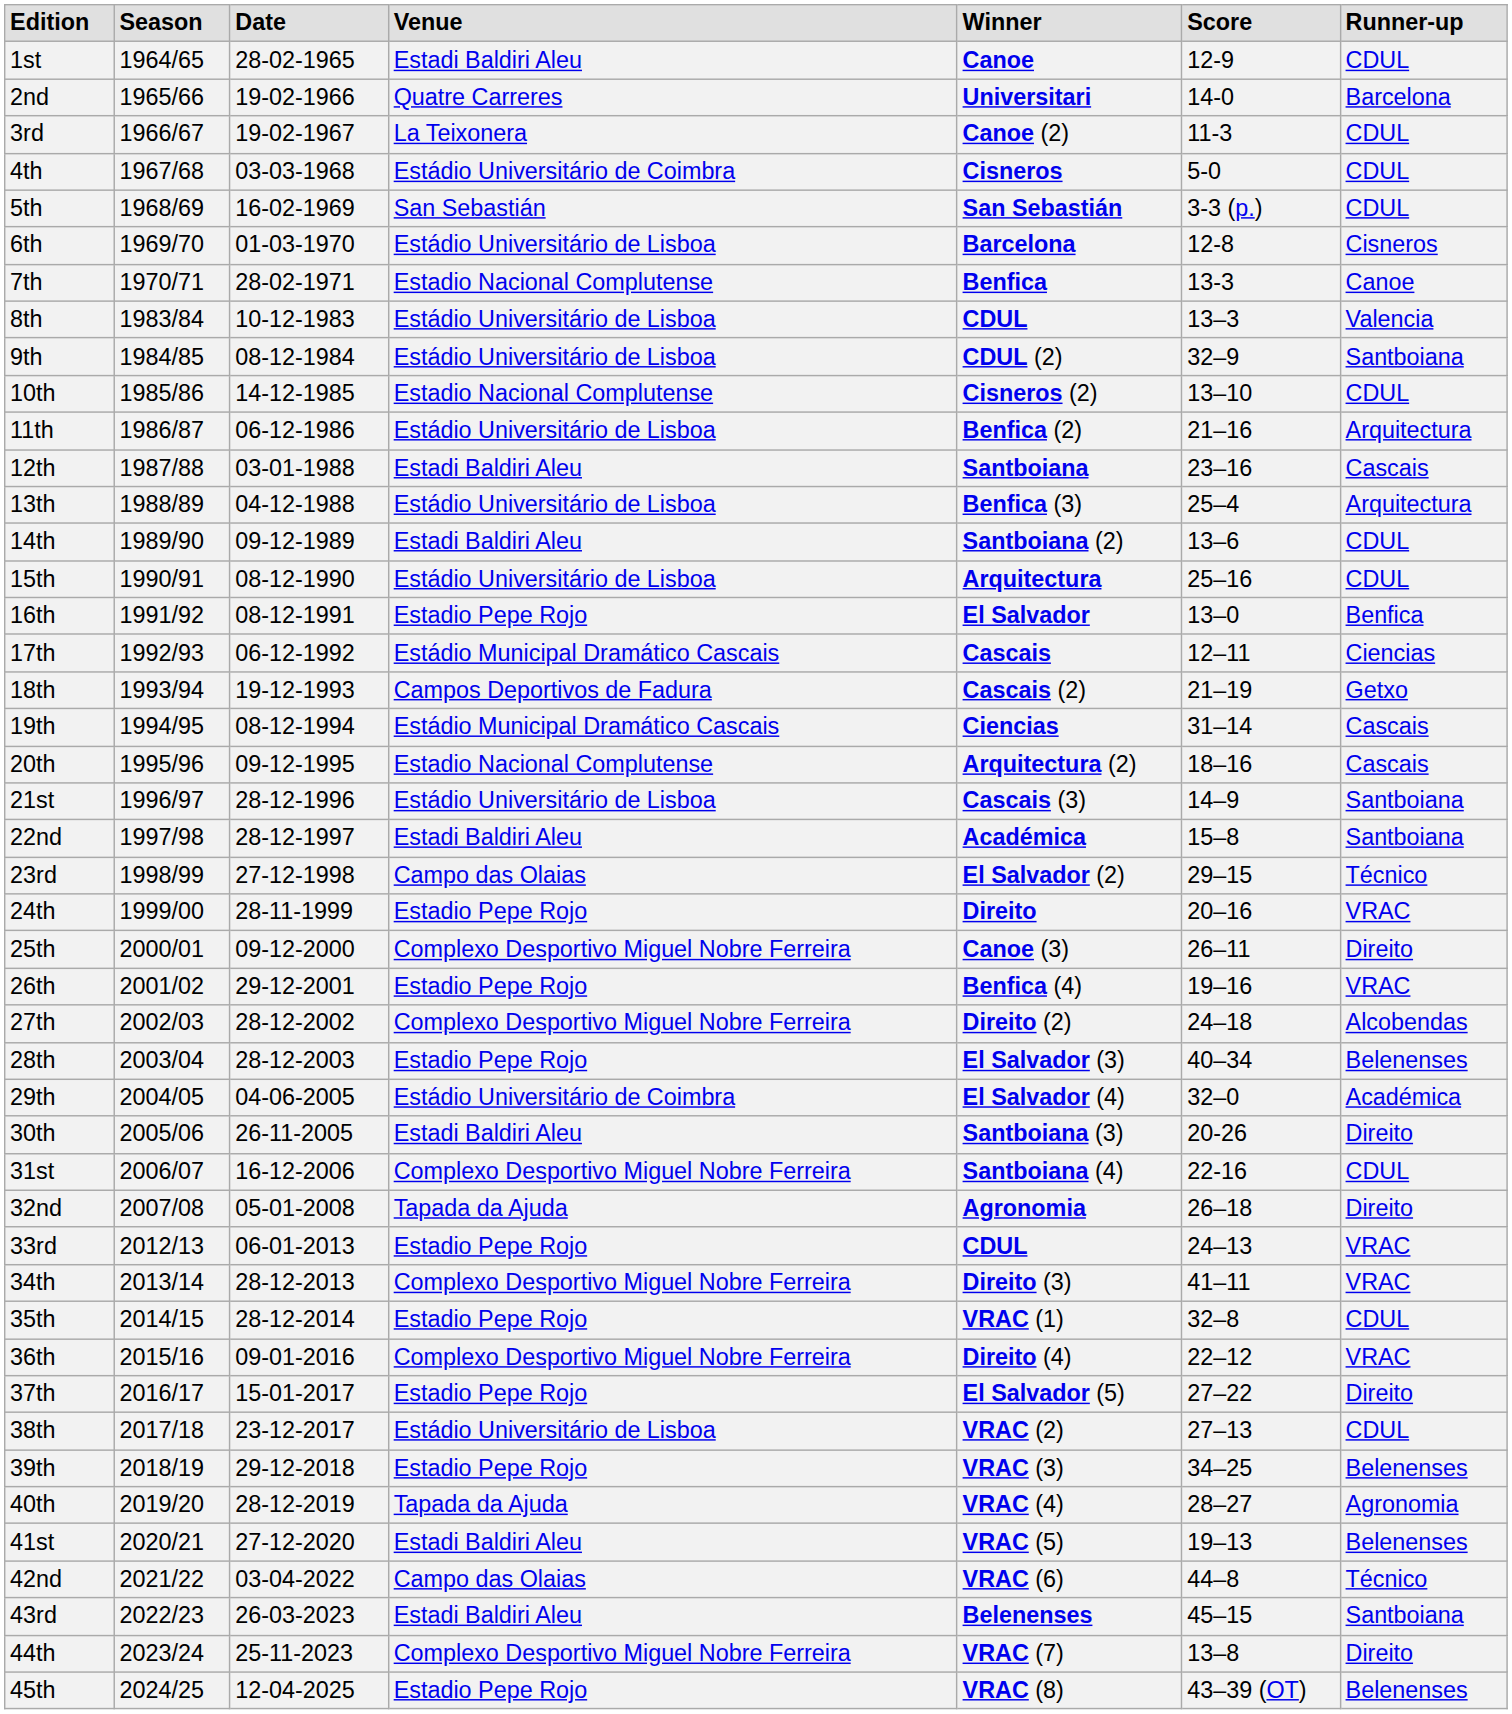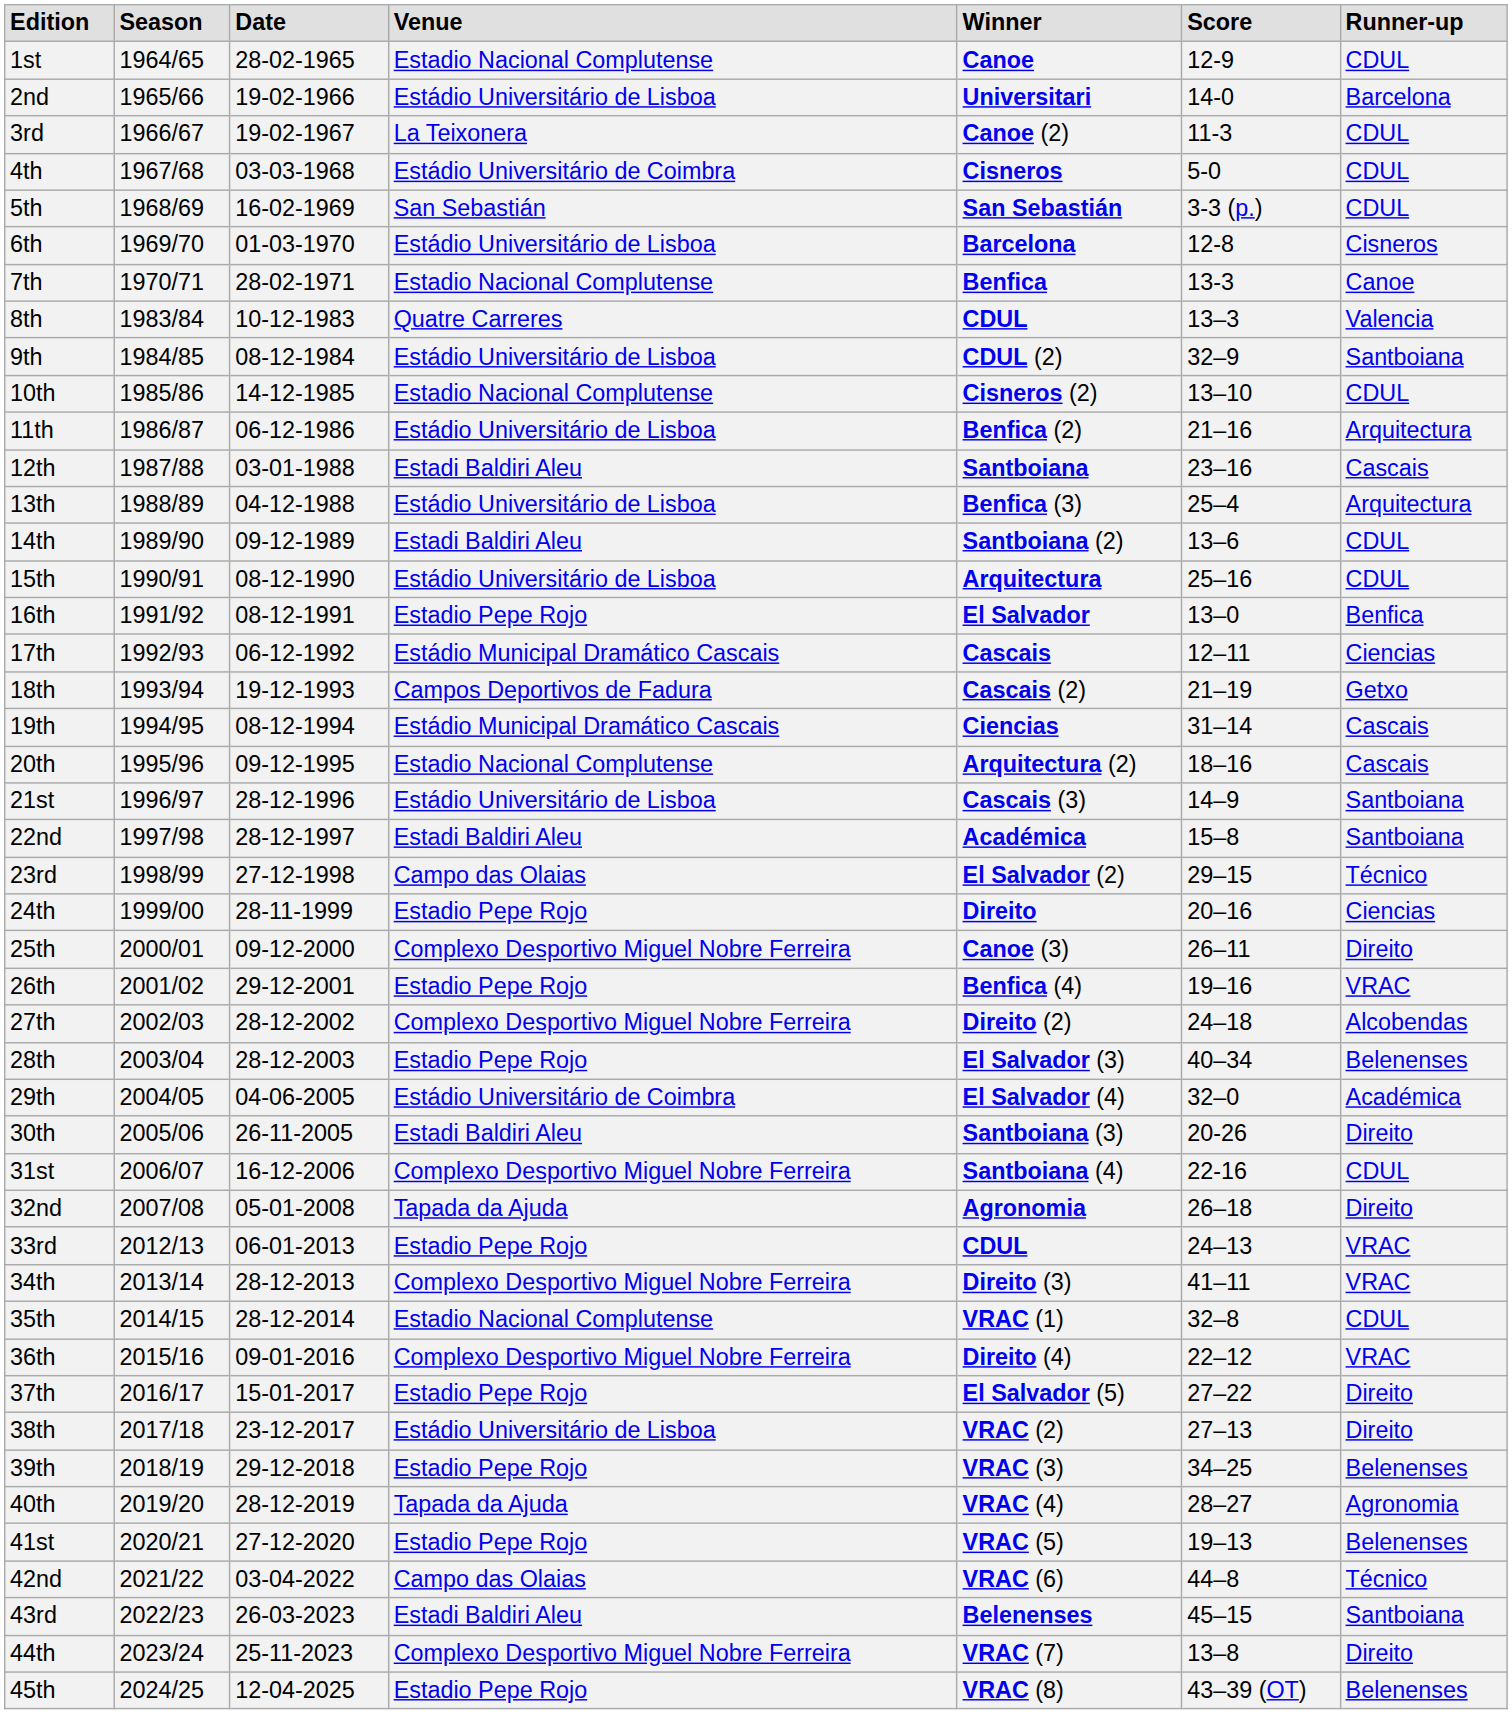(488, 60) Estadi Baldiri Aleu -> (553, 60) Estadio Nacional Complutense
(478, 97) Quatre Carreres -> (555, 97) Estádio Universitário de Lisboa
(555, 319) Estádio Universitário de Lisboa -> (478, 319) Quatre Carreres
(1378, 912) VRAC -> (1390, 912) Ciencias
(490, 1319) Estadio Pepe Rojo -> (553, 1319) Estadio Nacional Complutense
(1377, 1430) CDUL -> (1379, 1430) Direito
(488, 1541) Estadi Baldiri Aleu -> (490, 1541) Estadio Pepe Rojo
